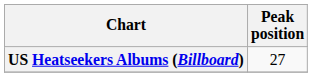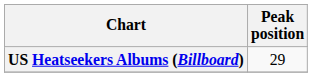(278, 59) 27 -> (278, 59) 29
